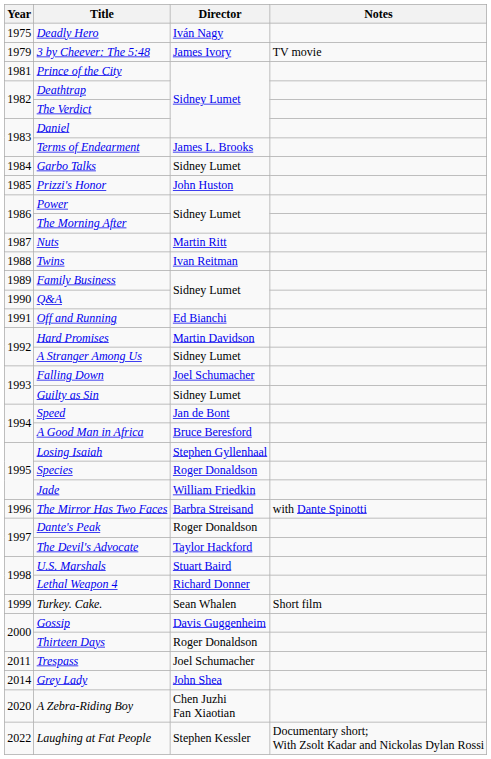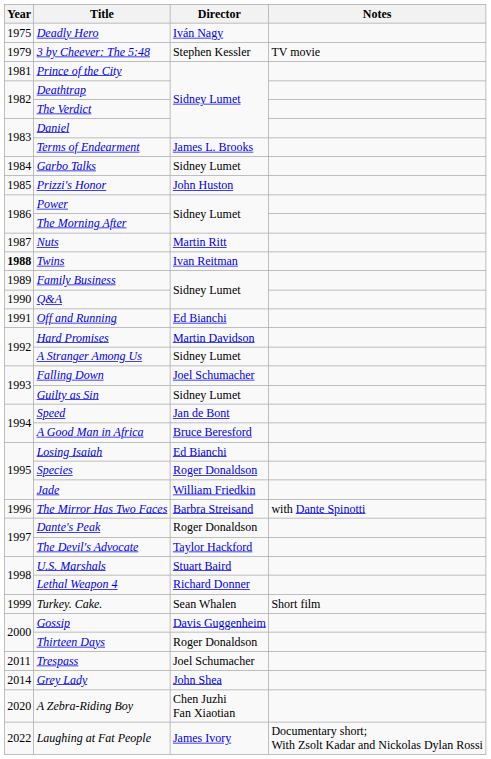(202, 52) James Ivory -> (212, 52) Stephen Kessler
(19, 261) normal -> (19, 261) bold
(220, 451) Stephen Gyllenhaal -> (200, 451) Ed Bianchi
(212, 738) Stephen Kessler -> (202, 738) James Ivory
